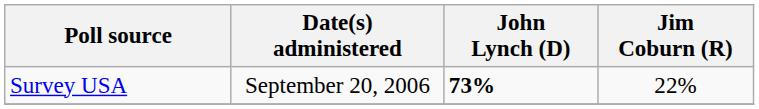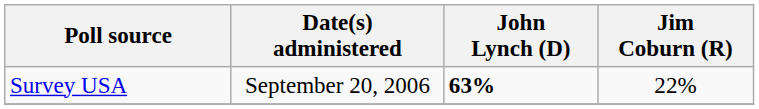(472, 85) 73% -> (472, 85) 63%
